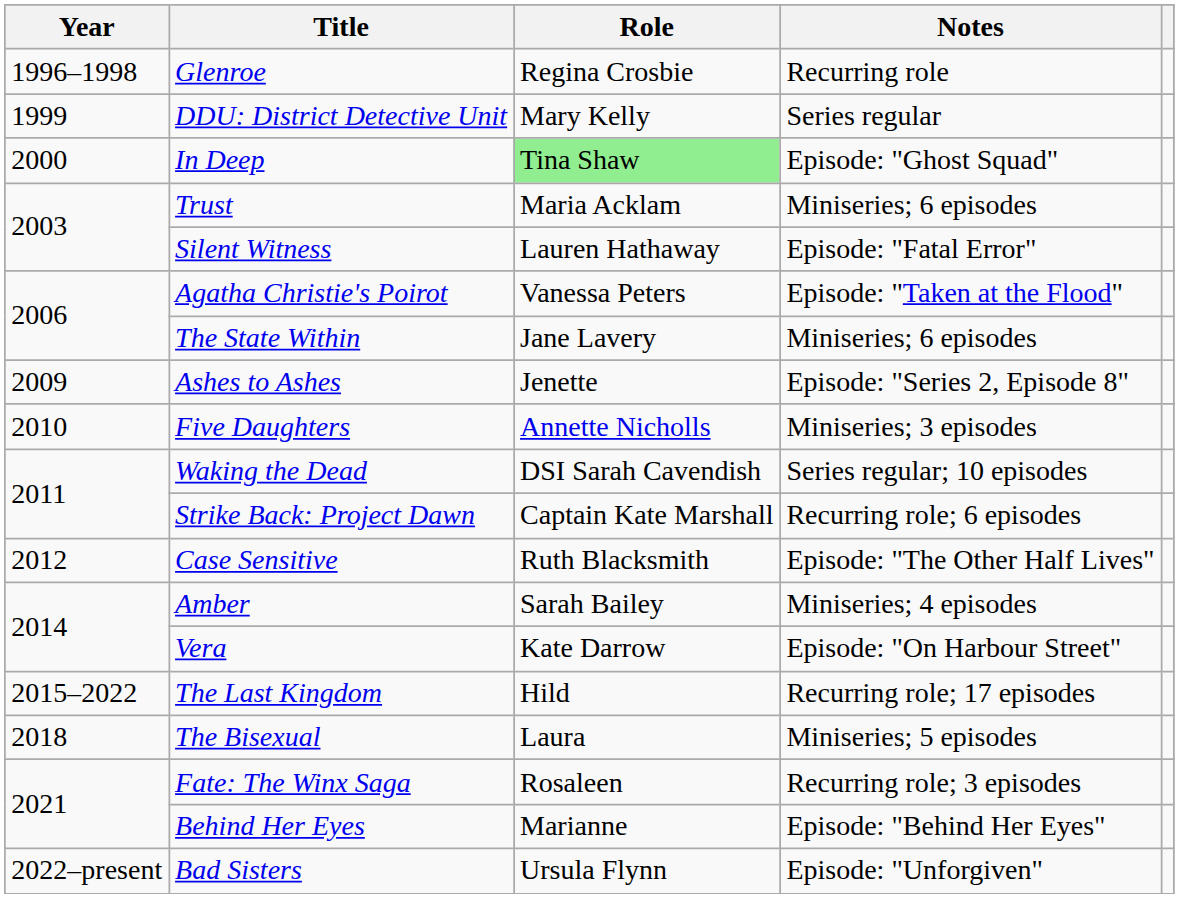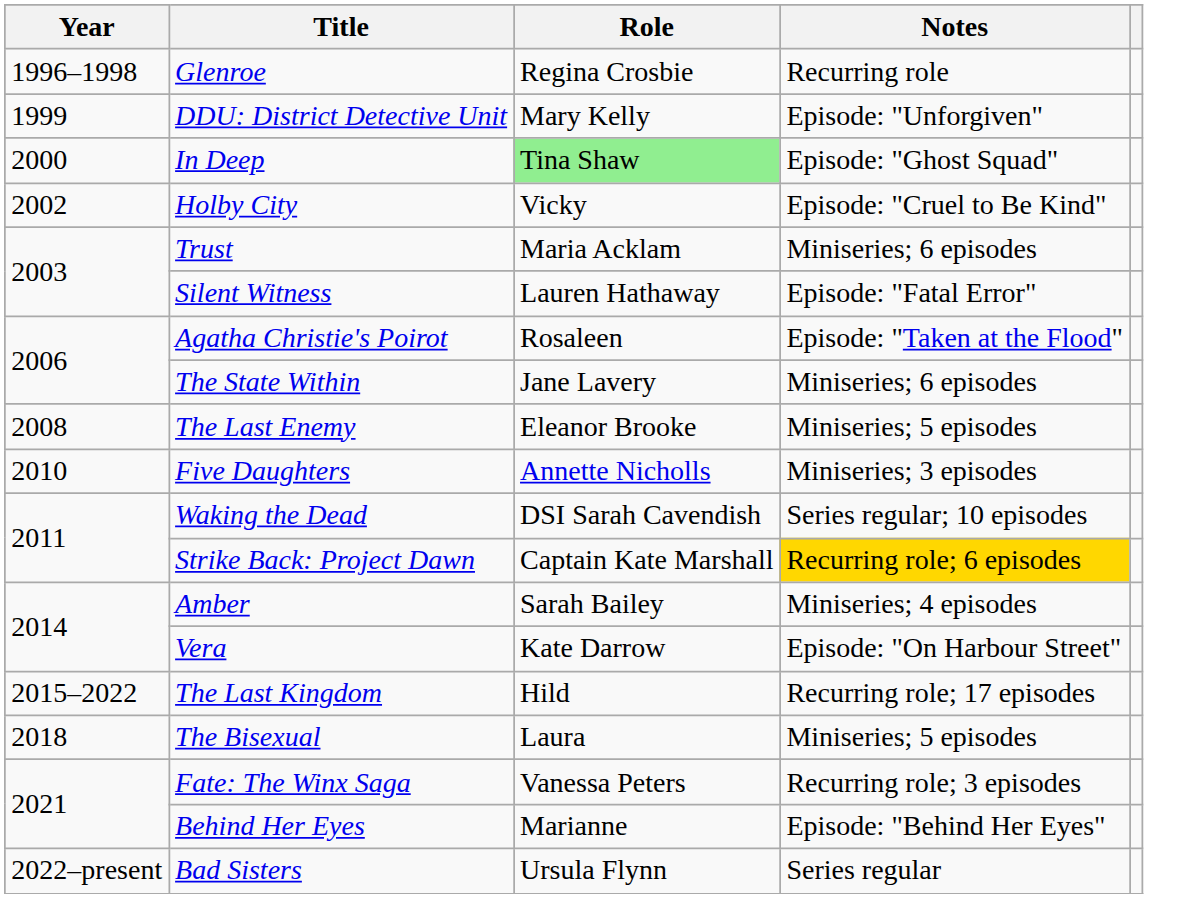(864, 115) Series regular -> (915, 115) Episode: "Unforgiven"
+ row: (236, 204)
(603, 293) Vanessa Peters -> (571, 337) Rosaleen
+ row: (265, 426)
- row: (258, 381)
(934, 515) no background -> (934, 559) gold background
- row: (256, 559)
(571, 781) Rosaleen -> (603, 781) Vanessa Peters
(915, 870) Episode: "Unforgiven" -> (864, 870) Series regular
